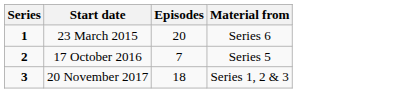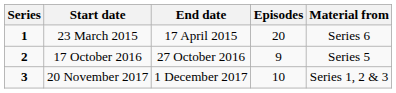+ column: (201, 14)
(179, 56) 7 -> (278, 56) 9
(179, 77) 18 -> (278, 77) 10
